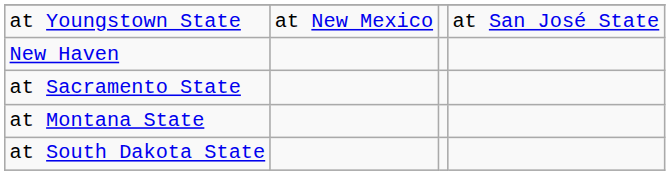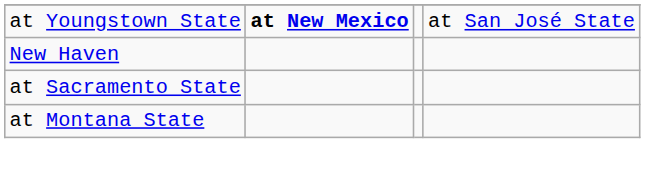(354, 21) normal -> (330, 21) bold
- row: (137, 154)
